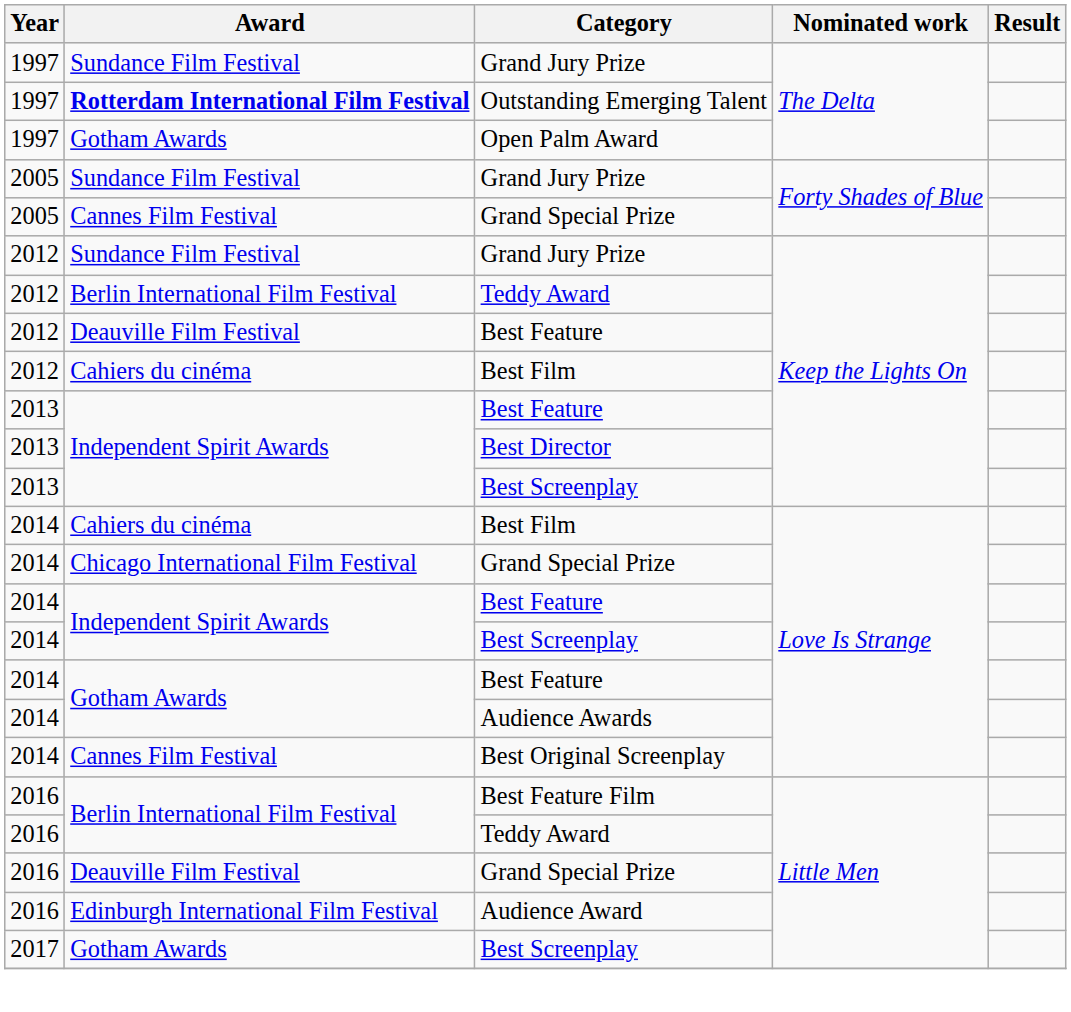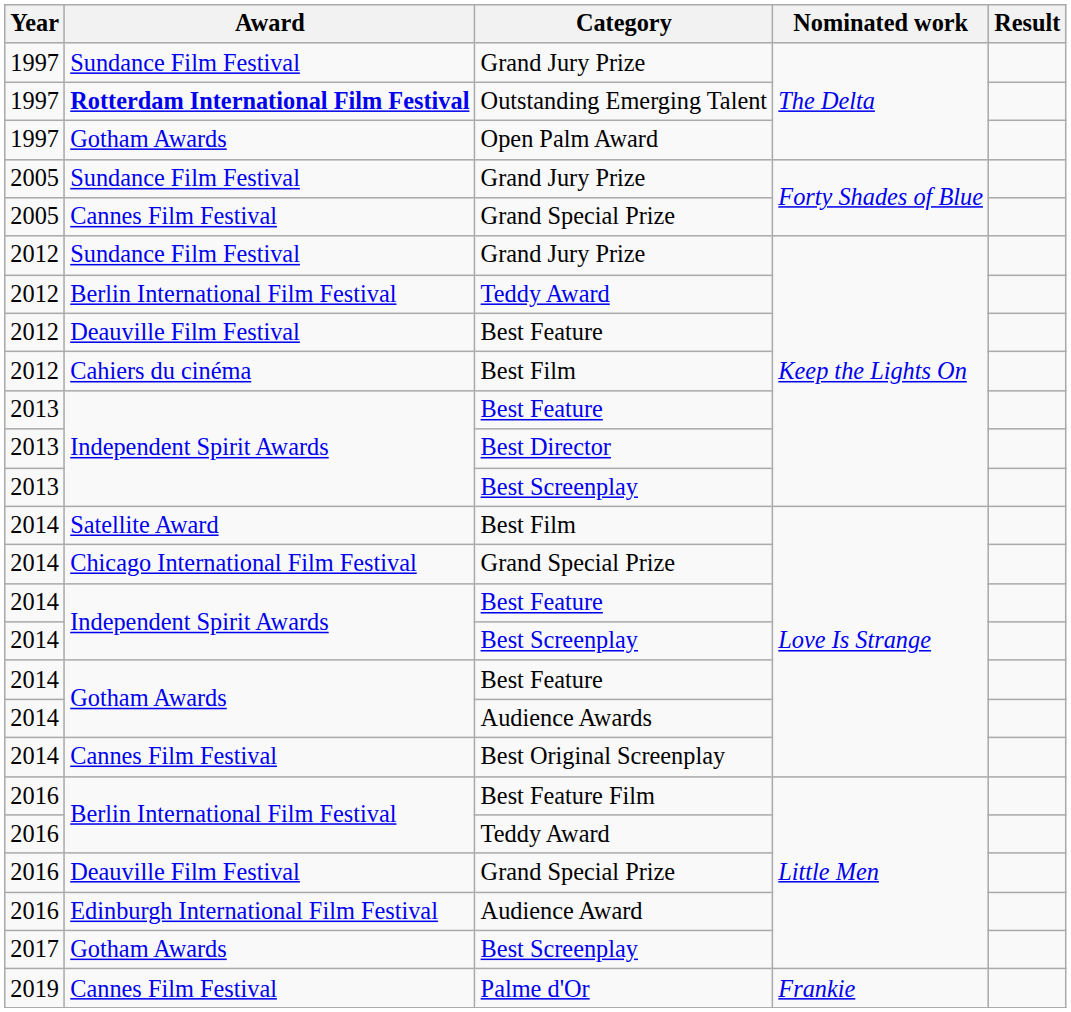(161, 525) Cahiers du cinéma -> (144, 525) Satellite Award
+ row: (35, 988)
